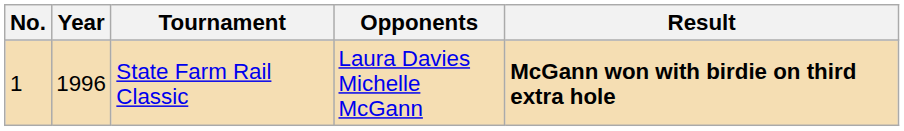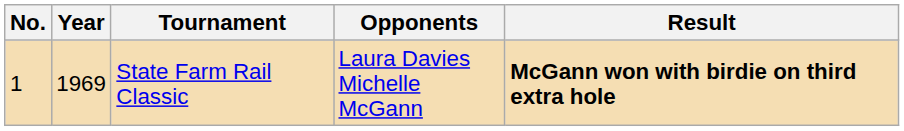(81, 83) 1996 -> (81, 83) 1969
